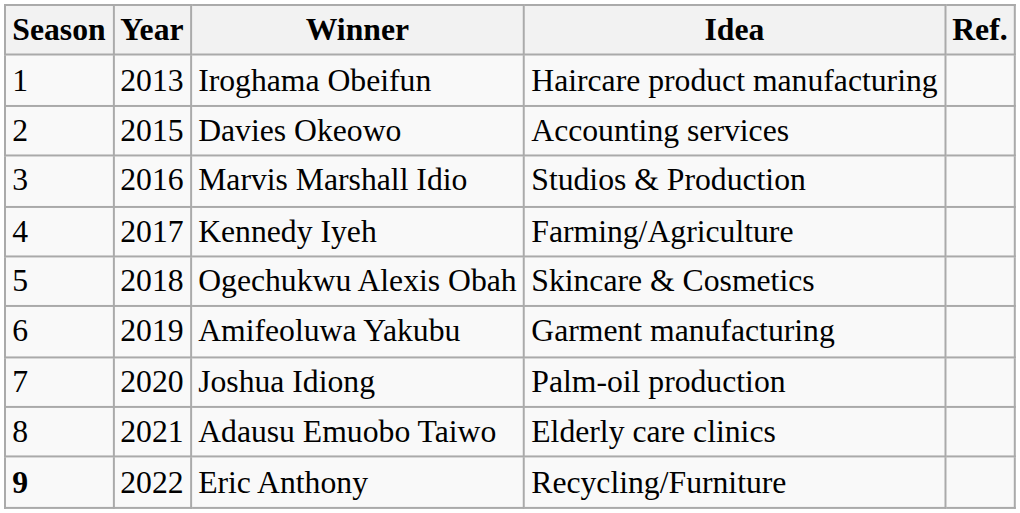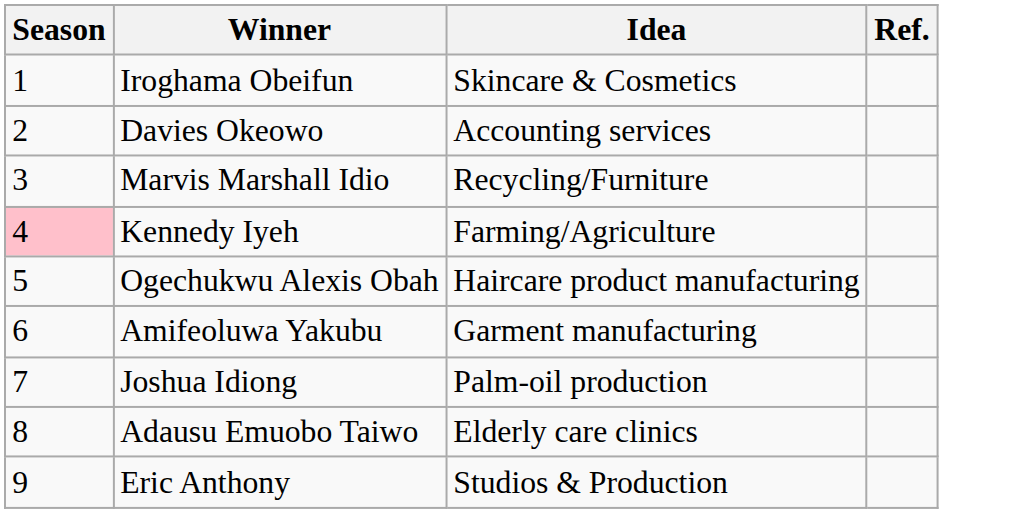- column: (152, 29)
(734, 79) Haircare product manufacturing -> (595, 79) Skincare & Cosmetics
(669, 180) Studios & Production -> (581, 180) Recycling/Furniture
(20, 230) no background -> (20, 230) pink background
(673, 280) Skincare & Cosmetics -> (656, 280) Haircare product manufacturing
(20, 481) bold -> (20, 481) normal
(659, 481) Recycling/Furniture -> (591, 481) Studios & Production
